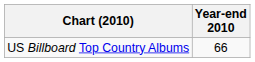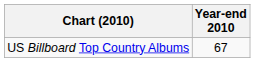(221, 47) 66 -> (221, 47) 67
